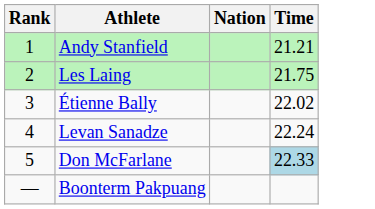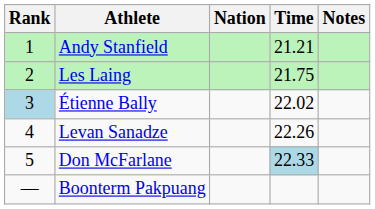+ column: (344, 18)
(30, 103) no background -> (30, 103) lightblue background
(294, 132) 22.24 -> (294, 132) 22.26
